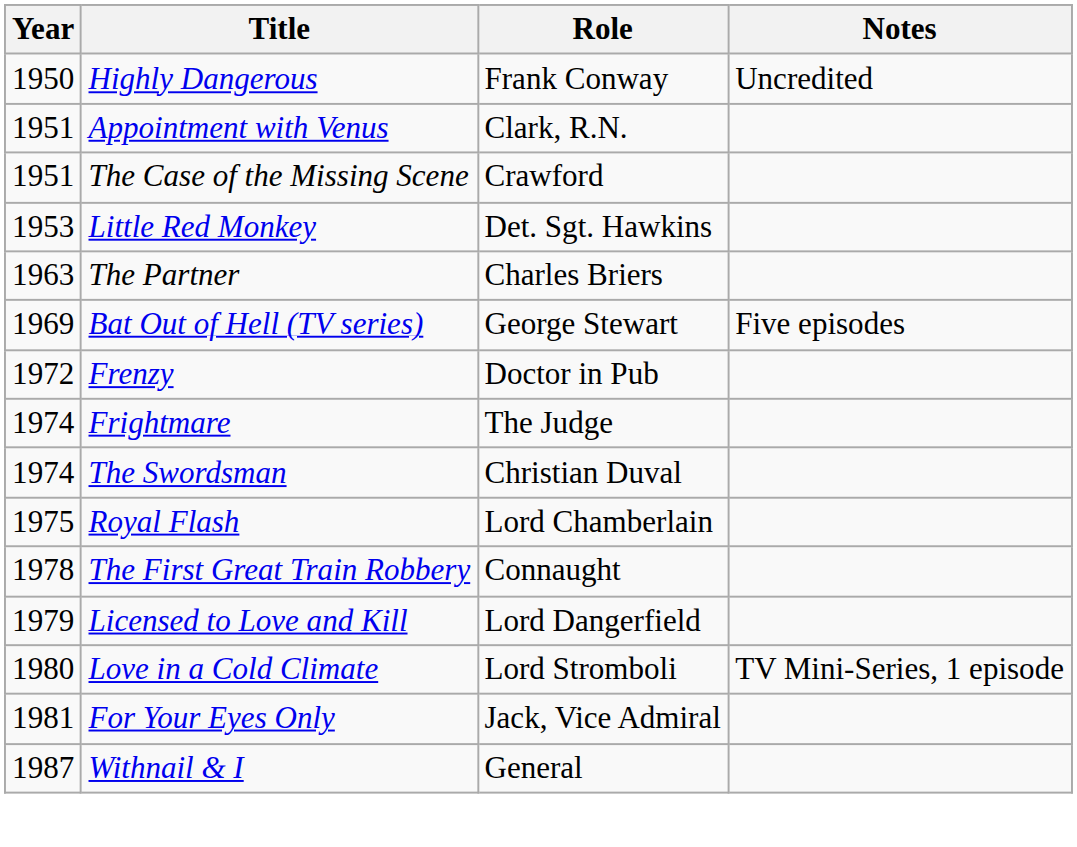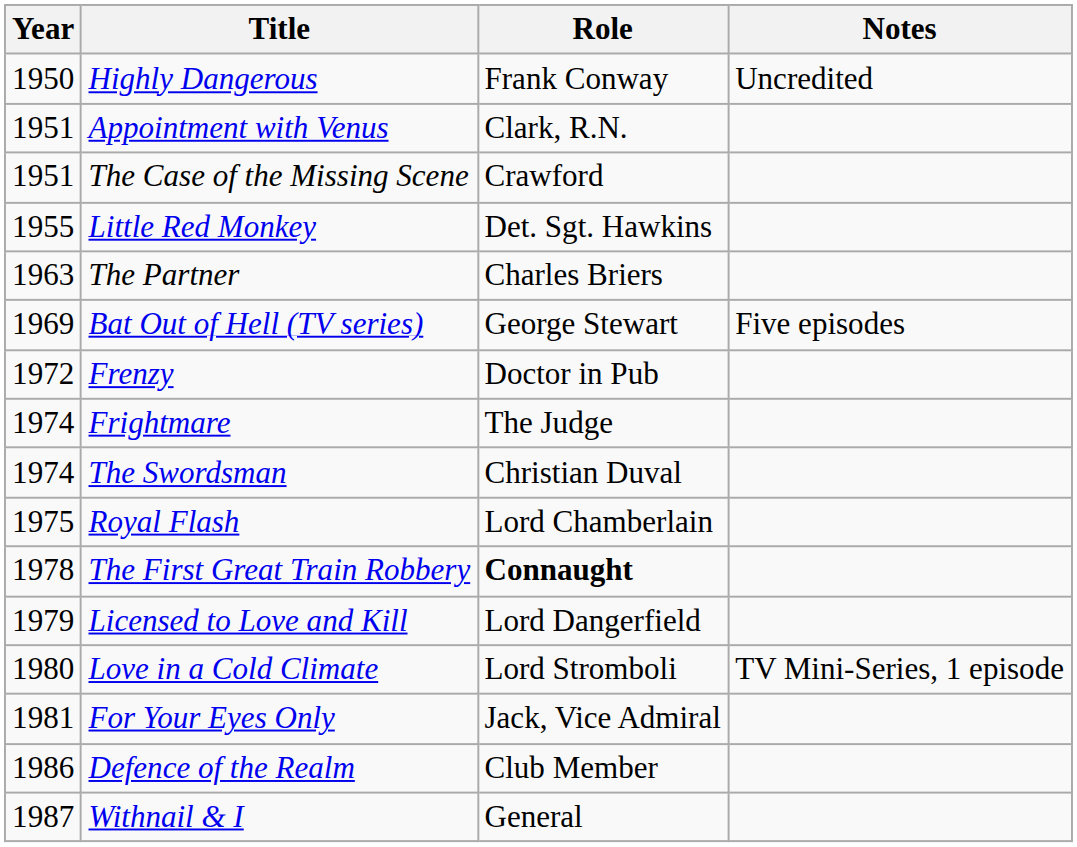(43, 226) 1953 -> (43, 226) 1955
(553, 570) normal -> (559, 570) bold
+ row: (222, 767)
